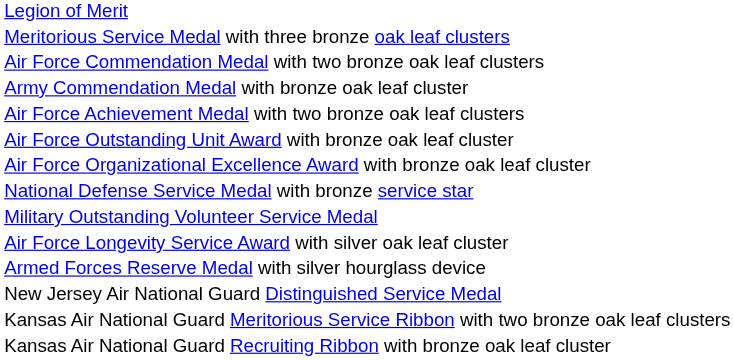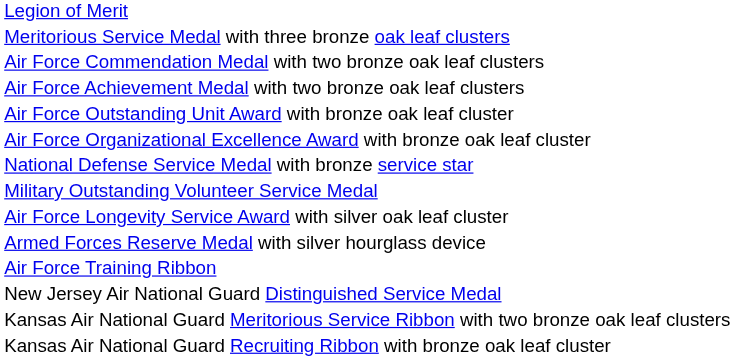- row: (236, 88)
+ row: (110, 268)
